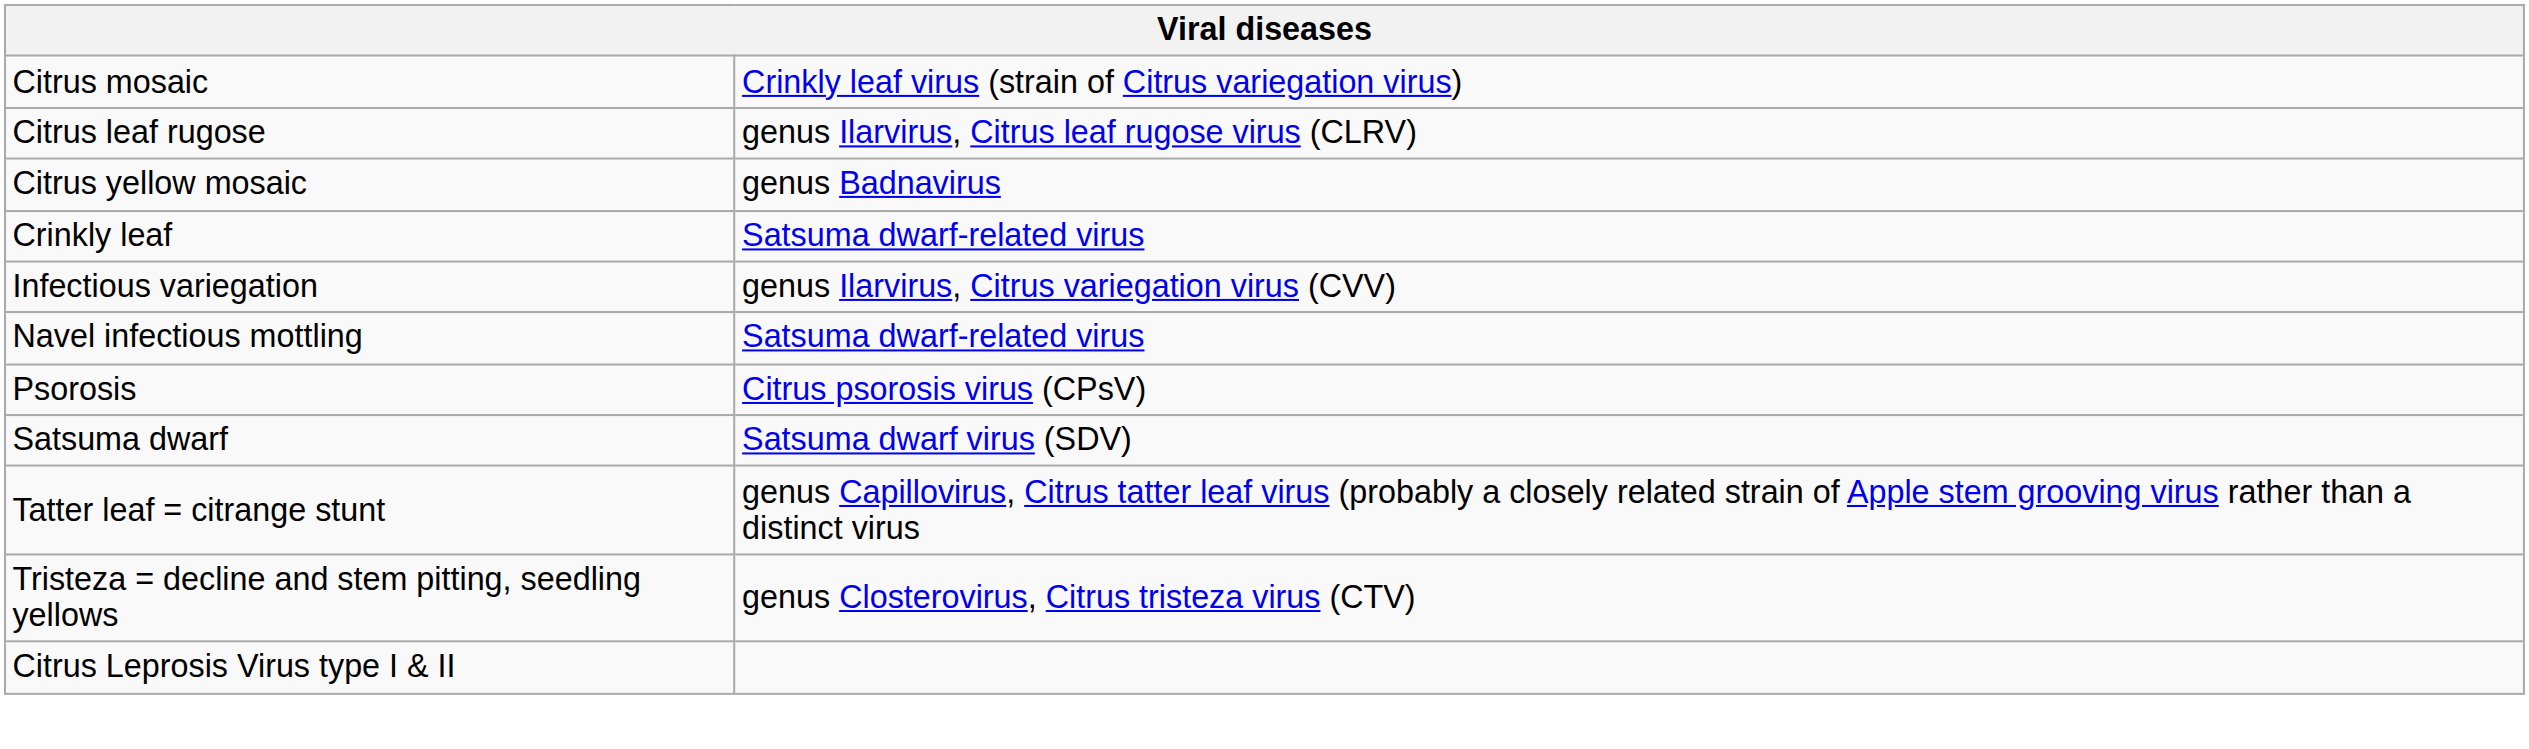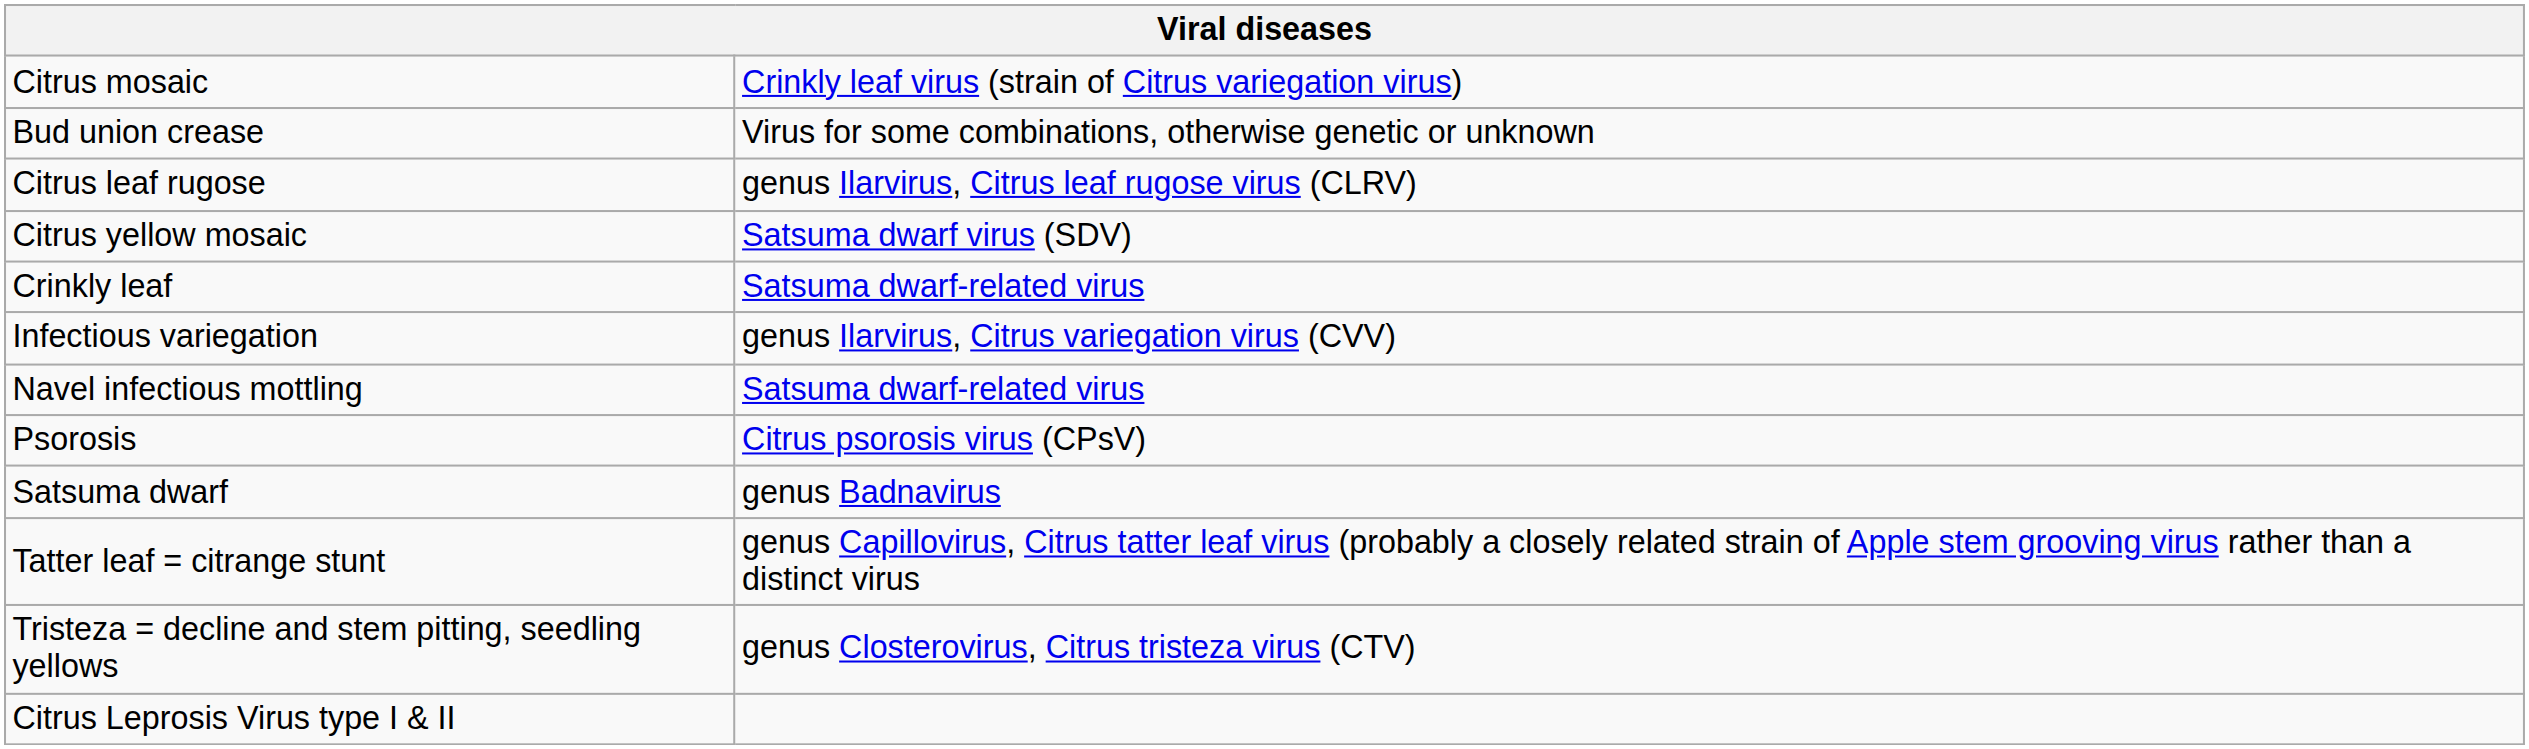+ row: (138, 132)
(871, 183) genus Badnavirus -> (937, 235) Satsuma dwarf virus (SDV)
(937, 440) Satsuma dwarf virus (SDV) -> (871, 491) genus Badnavirus
